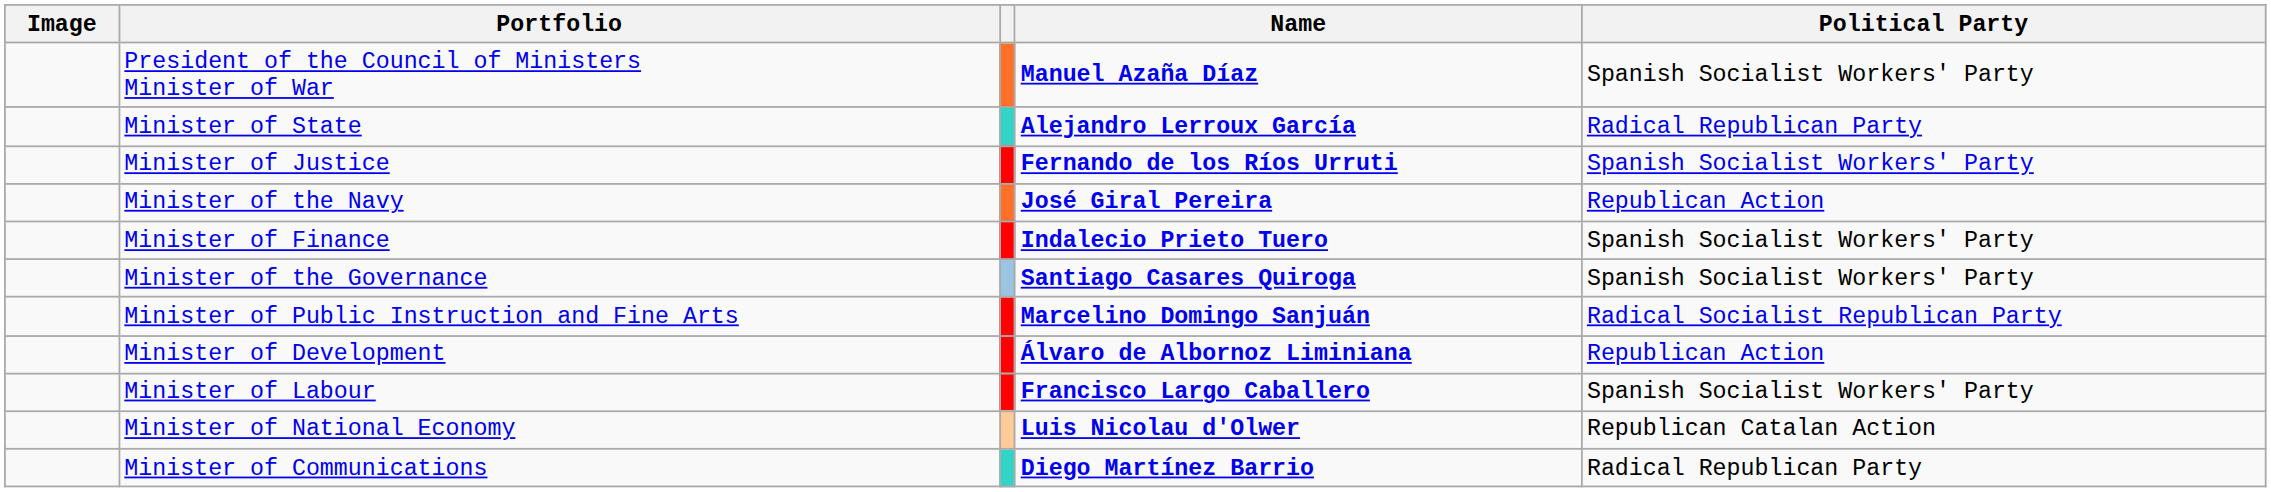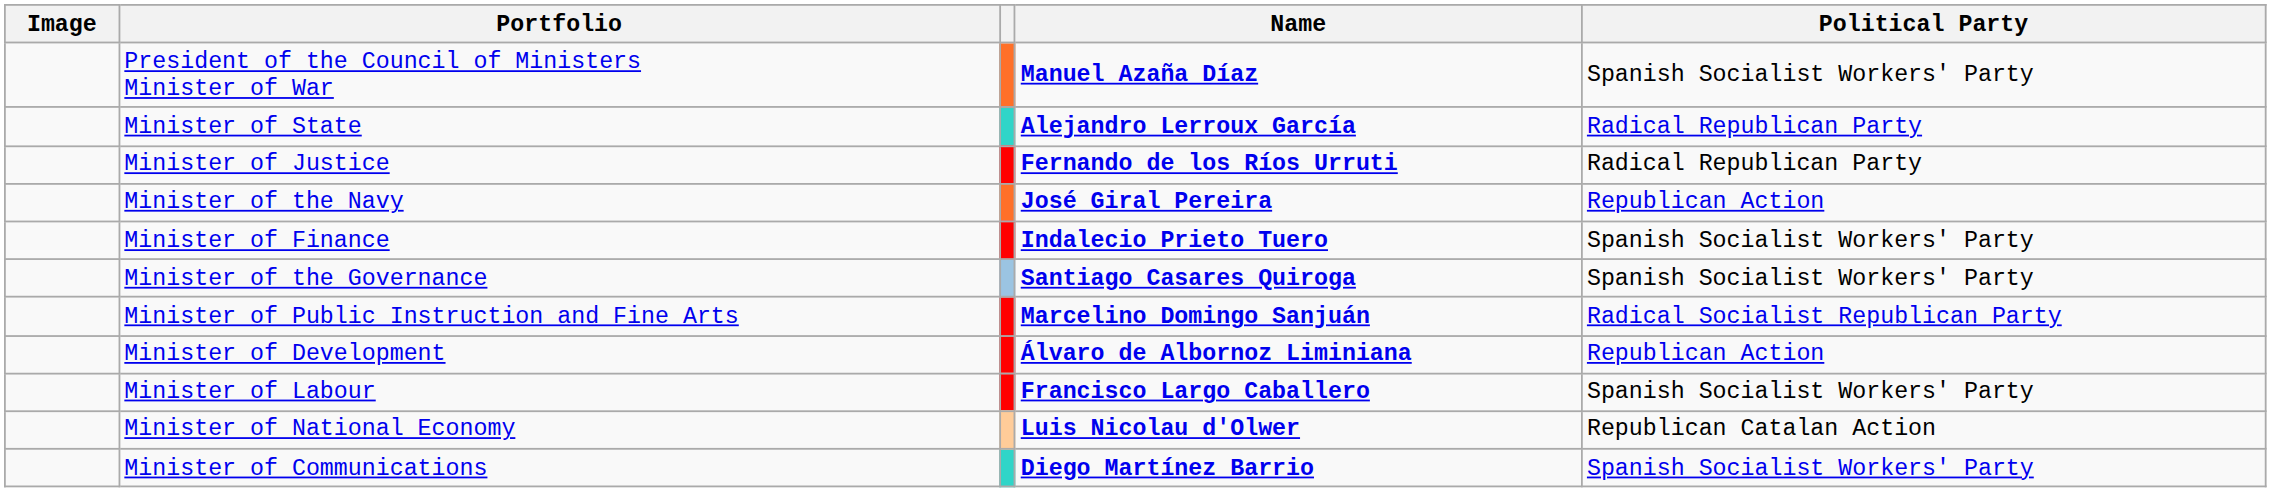(1810, 164) Spanish Socialist Workers' Party -> (1754, 164) Radical Republican Party
(1754, 468) Radical Republican Party -> (1810, 468) Spanish Socialist Workers' Party
